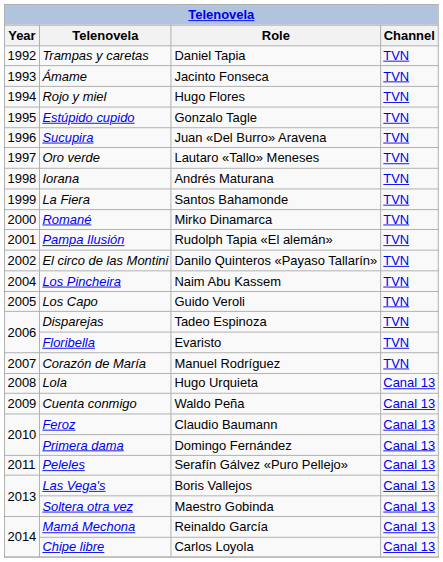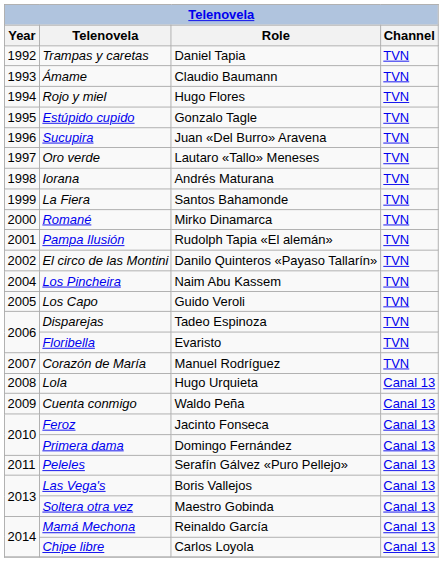(222, 77) Jacinto Fonseca -> (226, 77) Claudio Baumann
(226, 425) Claudio Baumann -> (222, 425) Jacinto Fonseca
